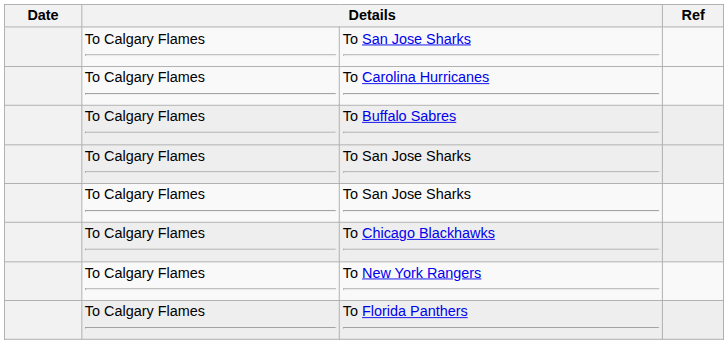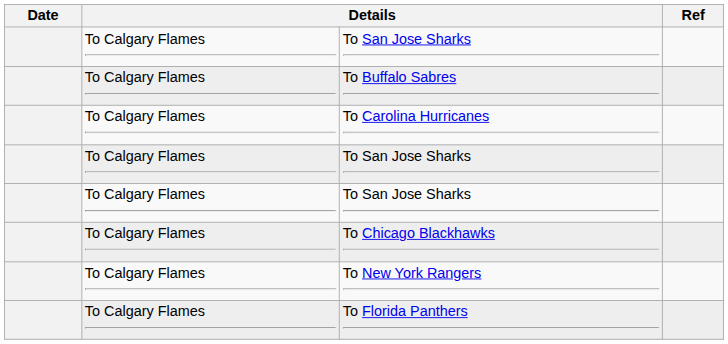rows swapped: (43, 125) <-> (43, 86)
